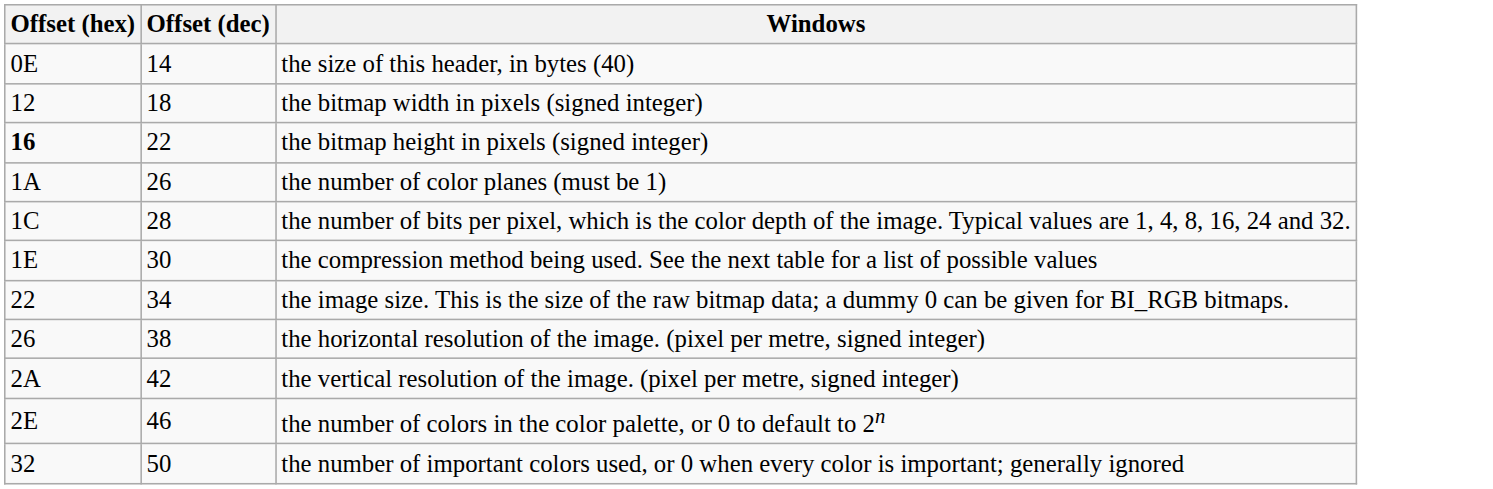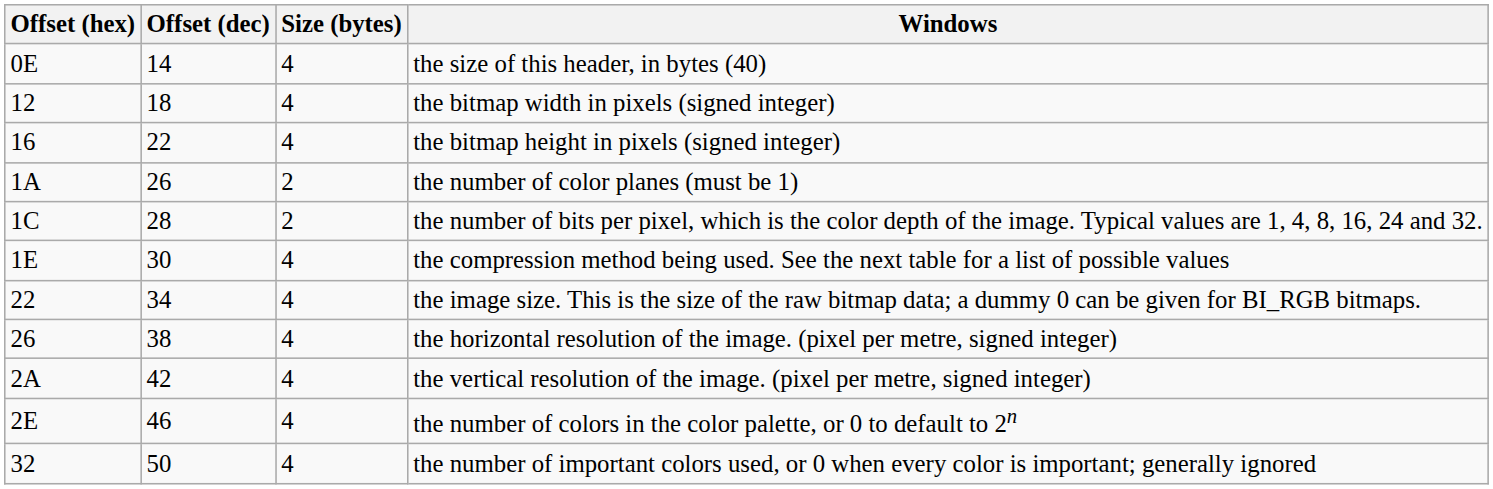+ column: (342, 24)
(23, 142) bold -> (23, 142) normal
